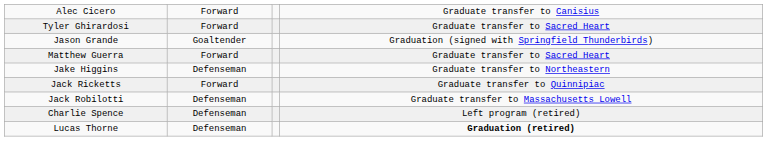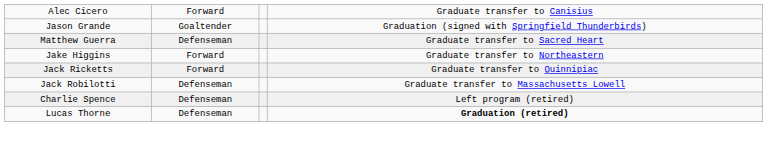- row: (86, 26)
(220, 56) Forward -> (205, 41) Defenseman
(220, 70) Defenseman -> (205, 56) Forward
